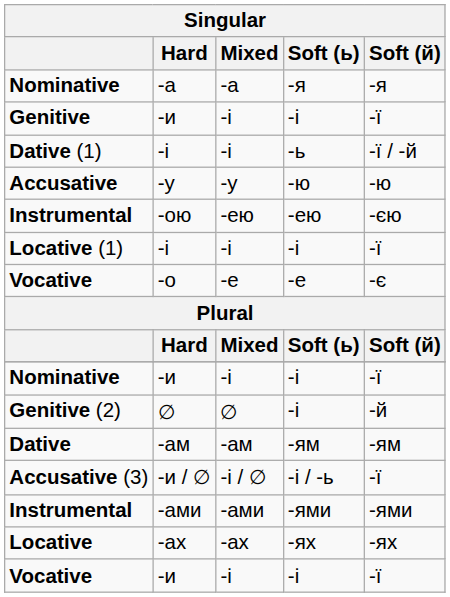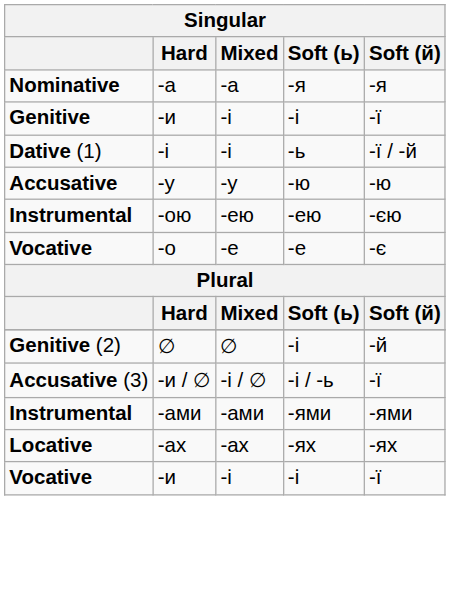- row: (66, 248)
- row: (65, 378)
- row: (40, 444)
